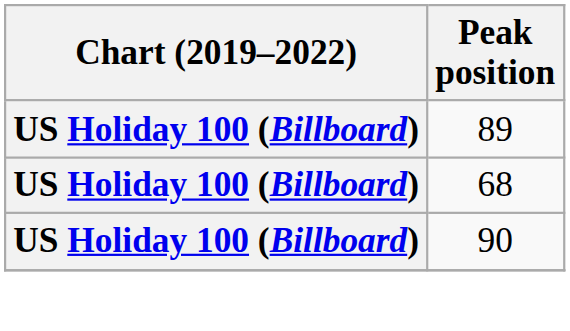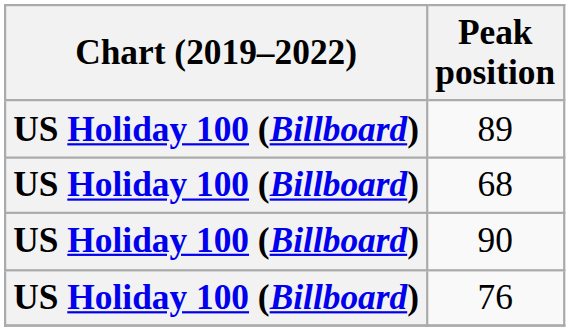+ row: (495, 296)
